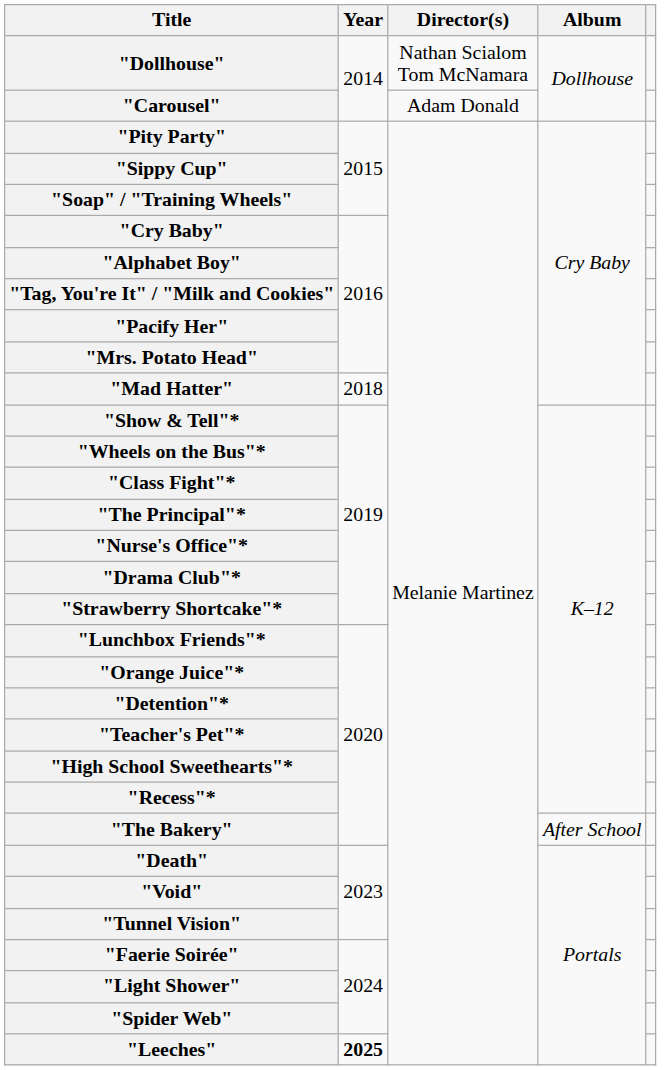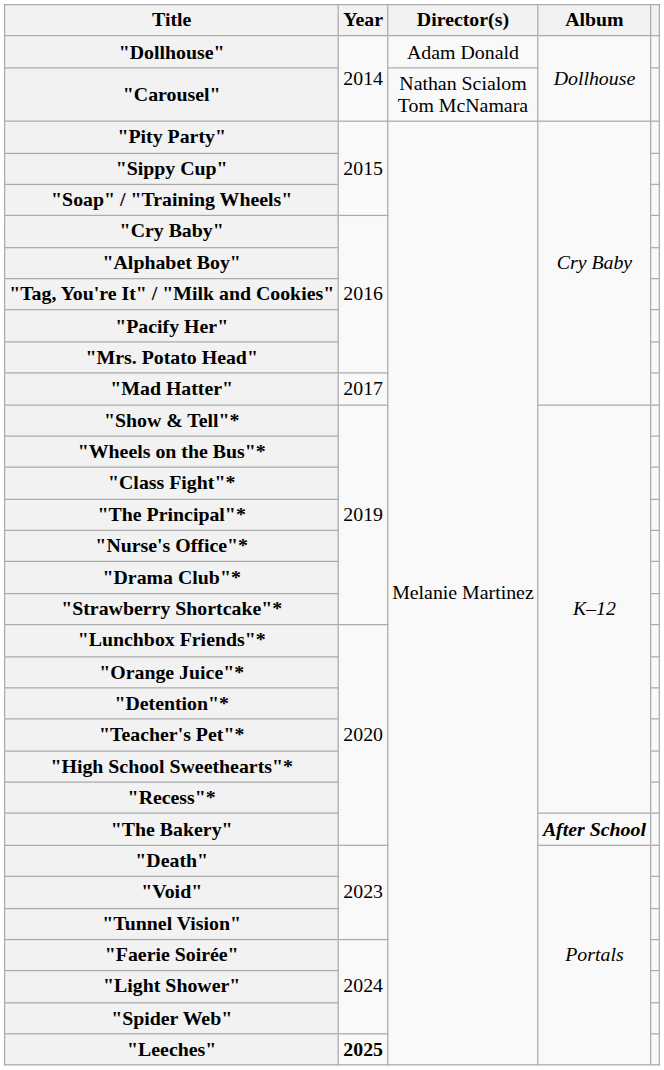(463, 62) Nathan Scialom Tom McNamara -> (463, 51) Adam Donald
(463, 105) Adam Donald -> (463, 94) Nathan Scialom Tom McNamara
(363, 388) 2018 -> (363, 388) 2017
(592, 829) normal -> (594, 829) bold
